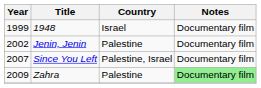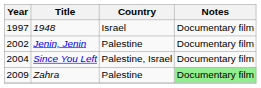(18, 28) 1999 -> (18, 28) 1997
(18, 59) 2007 -> (18, 59) 2004
